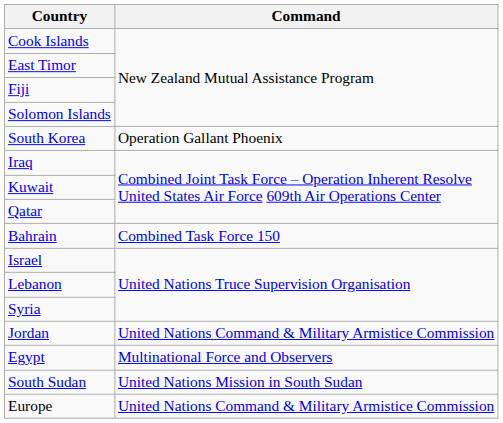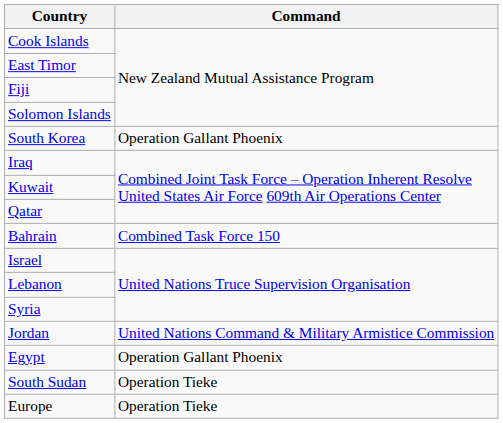(225, 357) Multinational Force and Observers -> (200, 357) Operation Gallant Phoenix
(240, 382) United Nations Mission in South Sudan -> (168, 382) Operation Tieke
(306, 406) United Nations Command & Military Armistice Commission -> (168, 406) Operation Tieke
